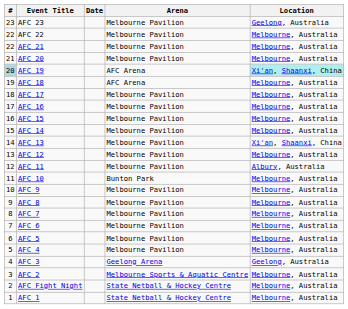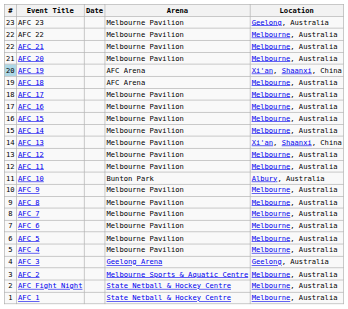(297, 70) paleturquoise background -> (297, 70) no background
(288, 166) Albury, Australia -> (295, 166) Melbourne, Australia
(295, 178) Melbourne, Australia -> (288, 178) Albury, Australia
